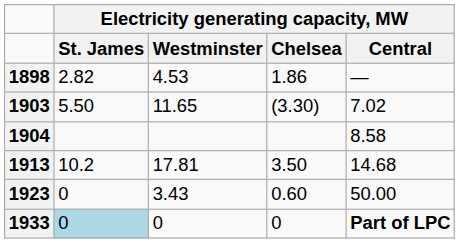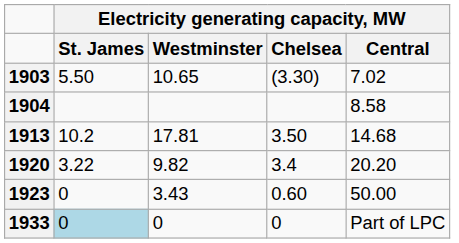- row: (29, 77)
(175, 106) 11.65 -> (176, 77) 10.65
+ row: (29, 164)
(400, 223) bold -> (398, 223) normal
